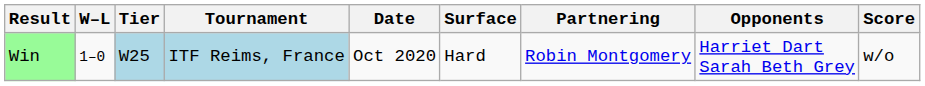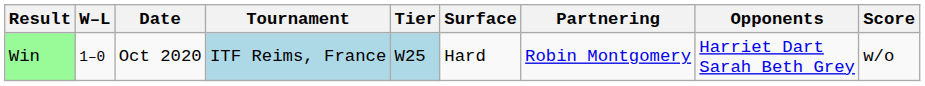columns swapped: (395, 19) <-> (139, 19)
